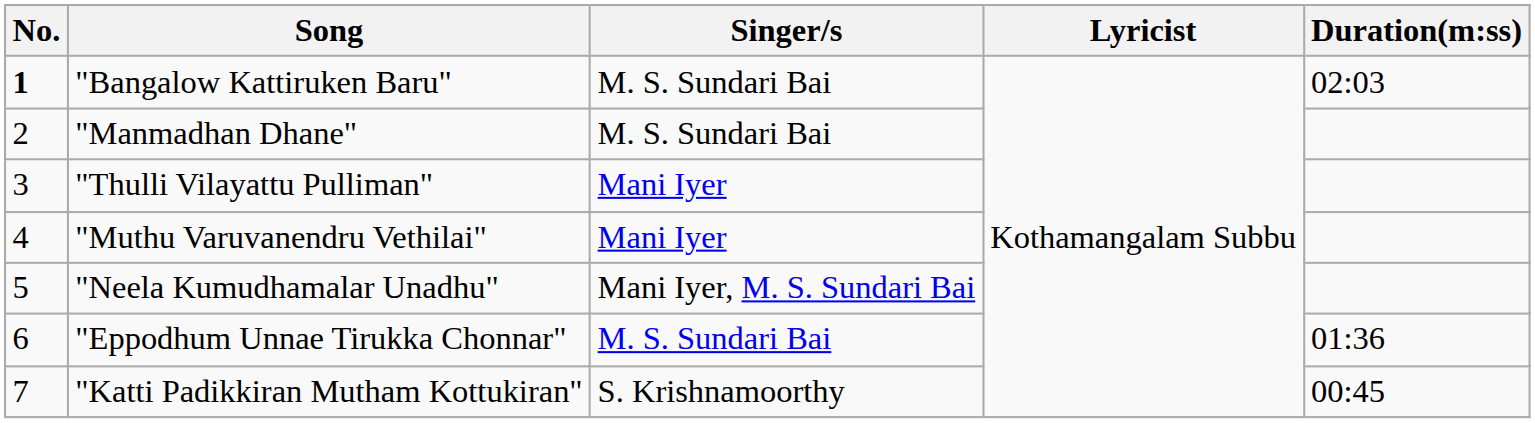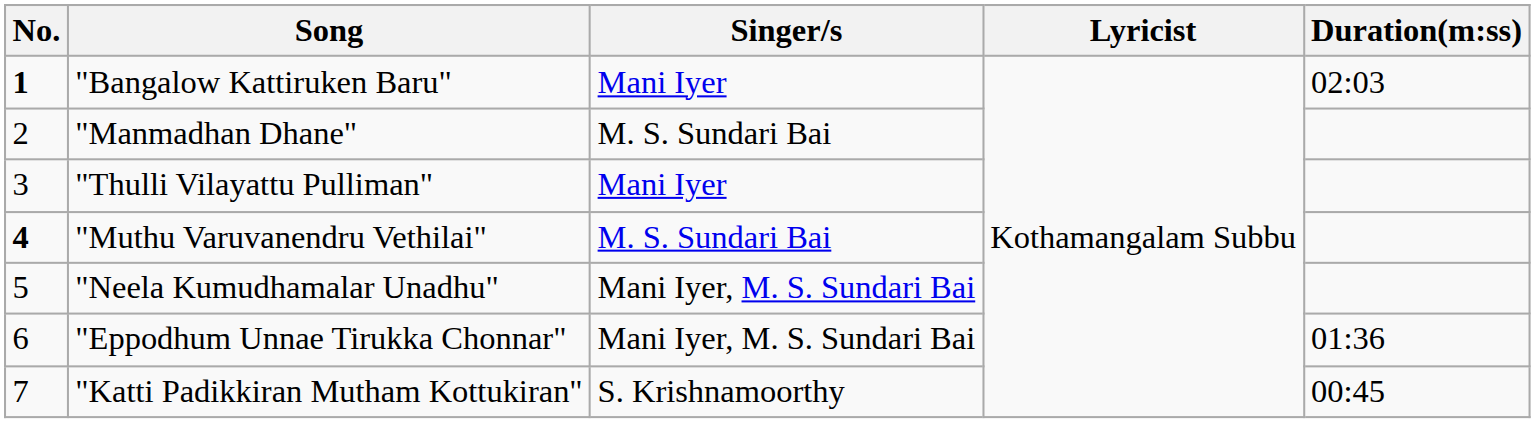(714, 81) M. S. Sundari Bai -> (662, 81) Mani Iyer
(21, 236) normal -> (21, 236) bold
(662, 236) Mani Iyer -> (714, 236) M. S. Sundari Bai
(714, 339) M. S. Sundari Bai -> (786, 339) Mani Iyer, M. S. Sundari Bai
